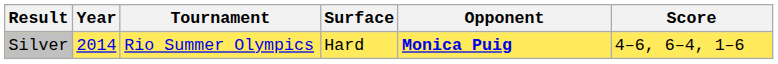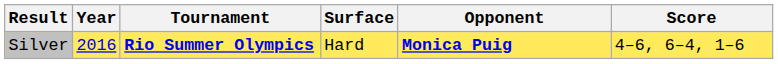(96, 45) 2014 -> (96, 45) 2016
(219, 45) normal -> (219, 45) bold
